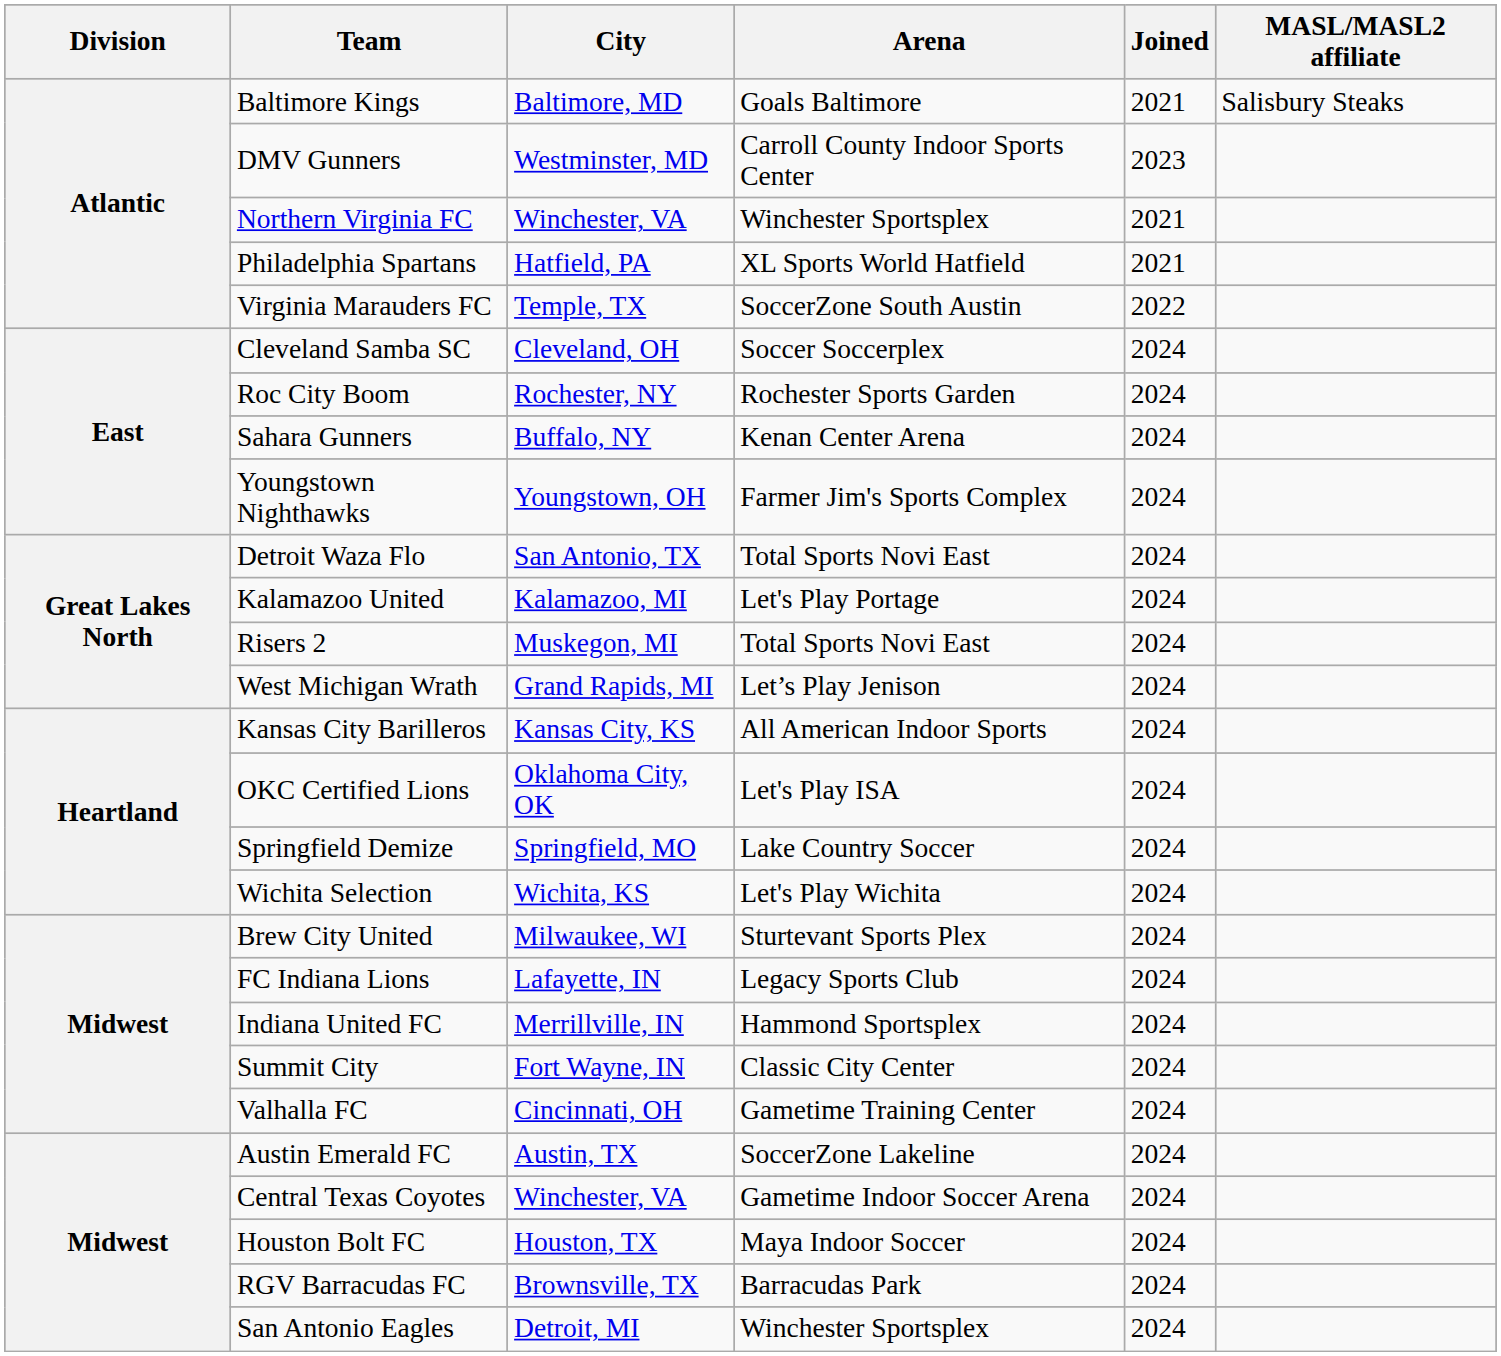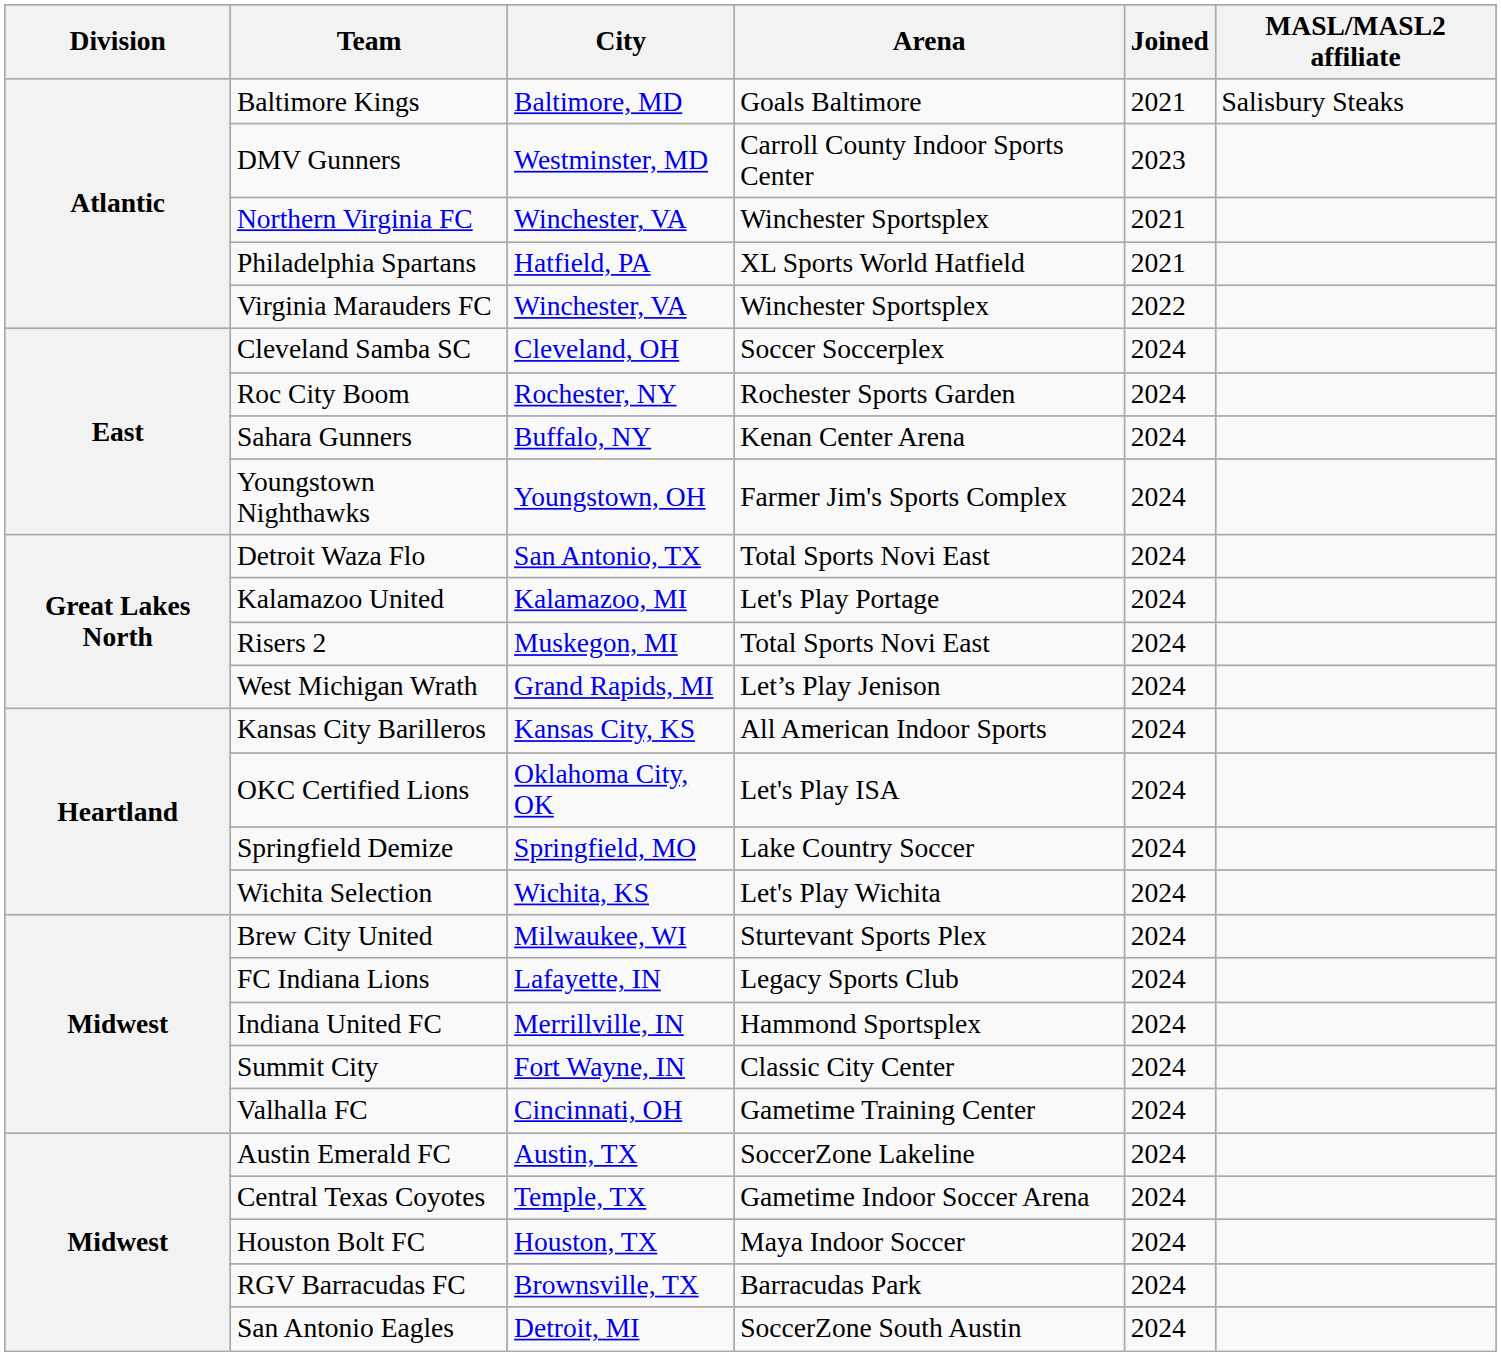(580, 306) Temple, TX -> (600, 306) Winchester, VA
(881, 306) SoccerZone South Austin -> (865, 306) Winchester Sportsplex
(600, 1197) Winchester, VA -> (580, 1197) Temple, TX
(865, 1328) Winchester Sportsplex -> (881, 1328) SoccerZone South Austin
